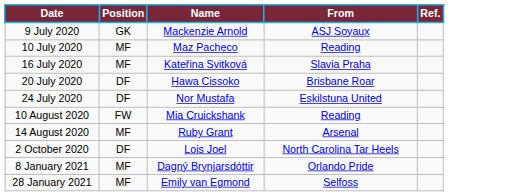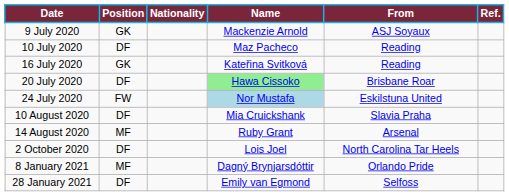+ column: (177, 14)
(123, 48) MF -> (123, 48) DF
(123, 65) MF -> (123, 65) GK
(341, 65) Slavia Praha -> (401, 65) Reading
(205, 82) no background -> (266, 82) lightgreen background
(123, 99) DF -> (123, 99) FW
(205, 99) no background -> (266, 99) lightblue background
(123, 116) FW -> (123, 116) DF
(341, 116) Reading -> (401, 116) Slavia Praha
(123, 183) MF -> (123, 183) DF
